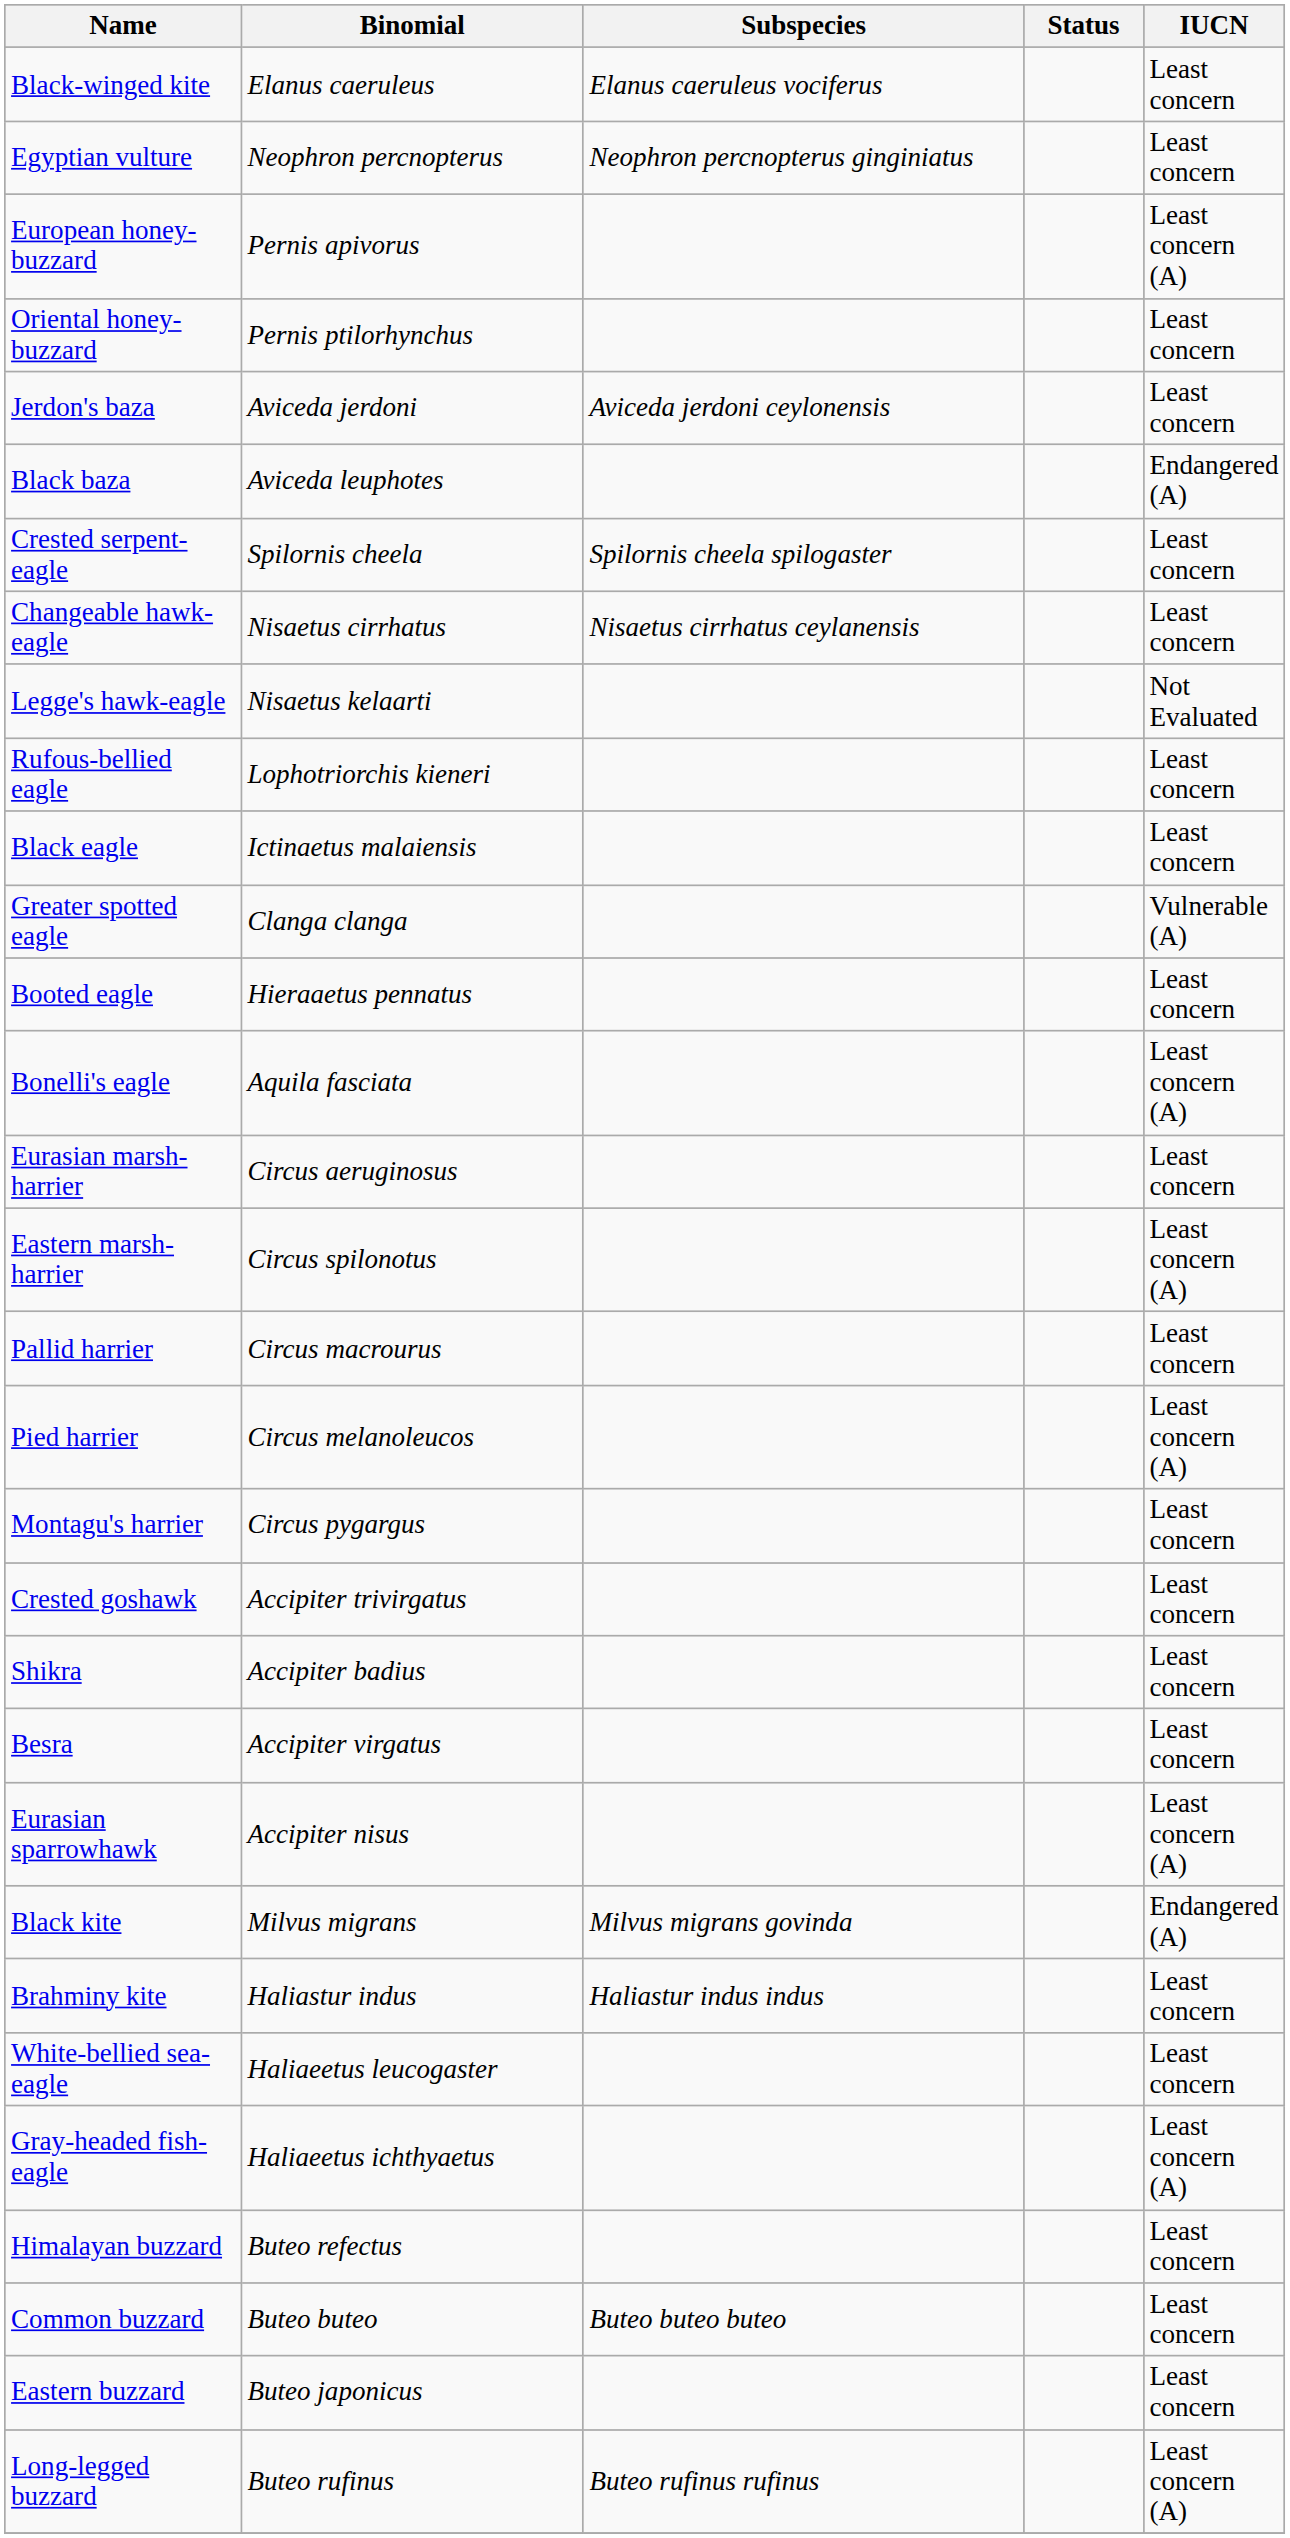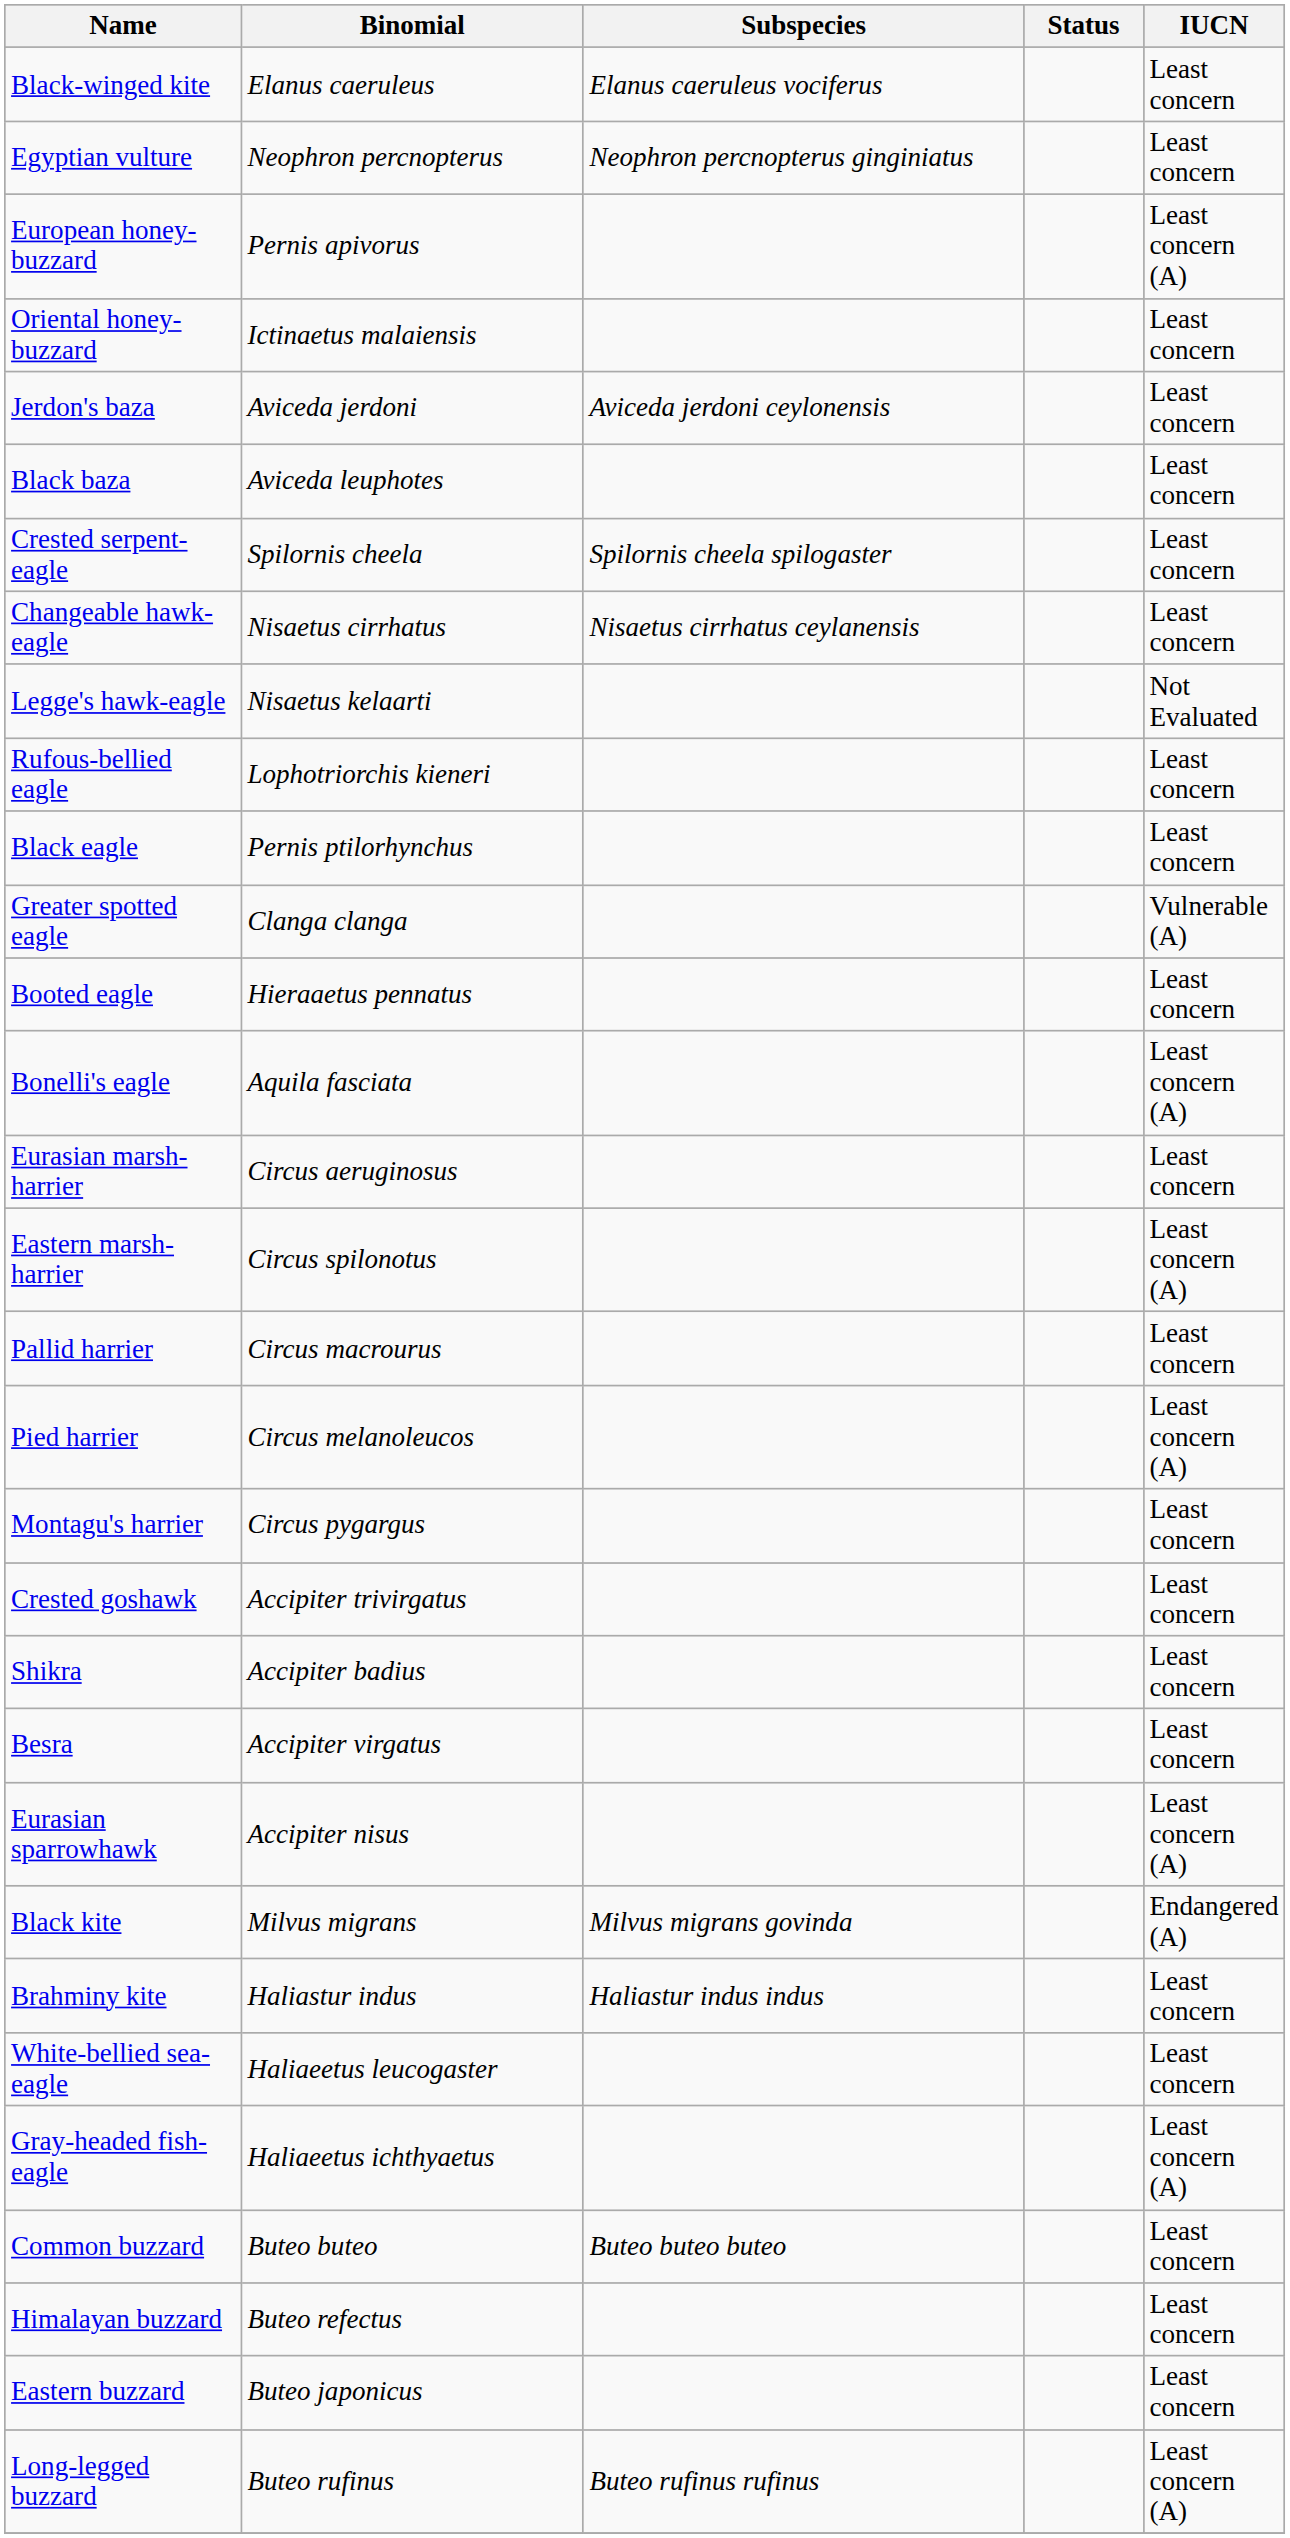(360, 334) Pernis ptilorhynchus -> (362, 334) Ictinaetus malaiensis
(1214, 480) Endangered (A) -> (1192, 480) Least concern
(362, 847) Ictinaetus malaiensis -> (360, 847) Pernis ptilorhynchus
rows swapped: (108, 2319) <-> (117, 2245)
